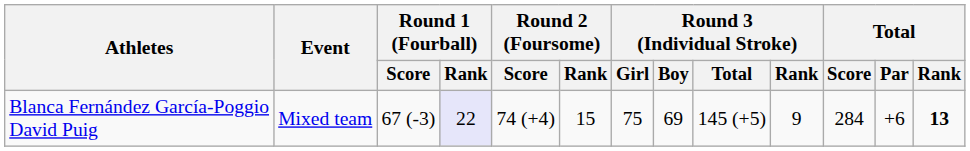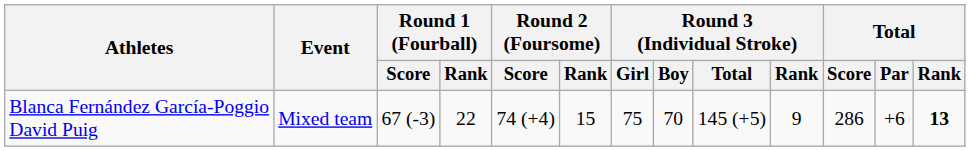(466, 118) lavender background -> (466, 118) no background
(673, 118) 69 -> (673, 118) 70
(849, 118) 284 -> (849, 118) 286
